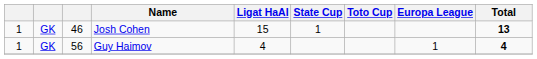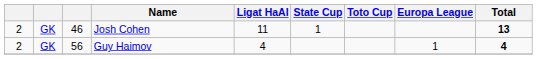(19, 29) 1 -> (19, 29) 2
(263, 29) 15 -> (263, 29) 11
(19, 46) 1 -> (19, 46) 2
